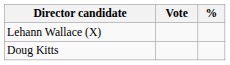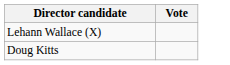- column: (211, 13)
